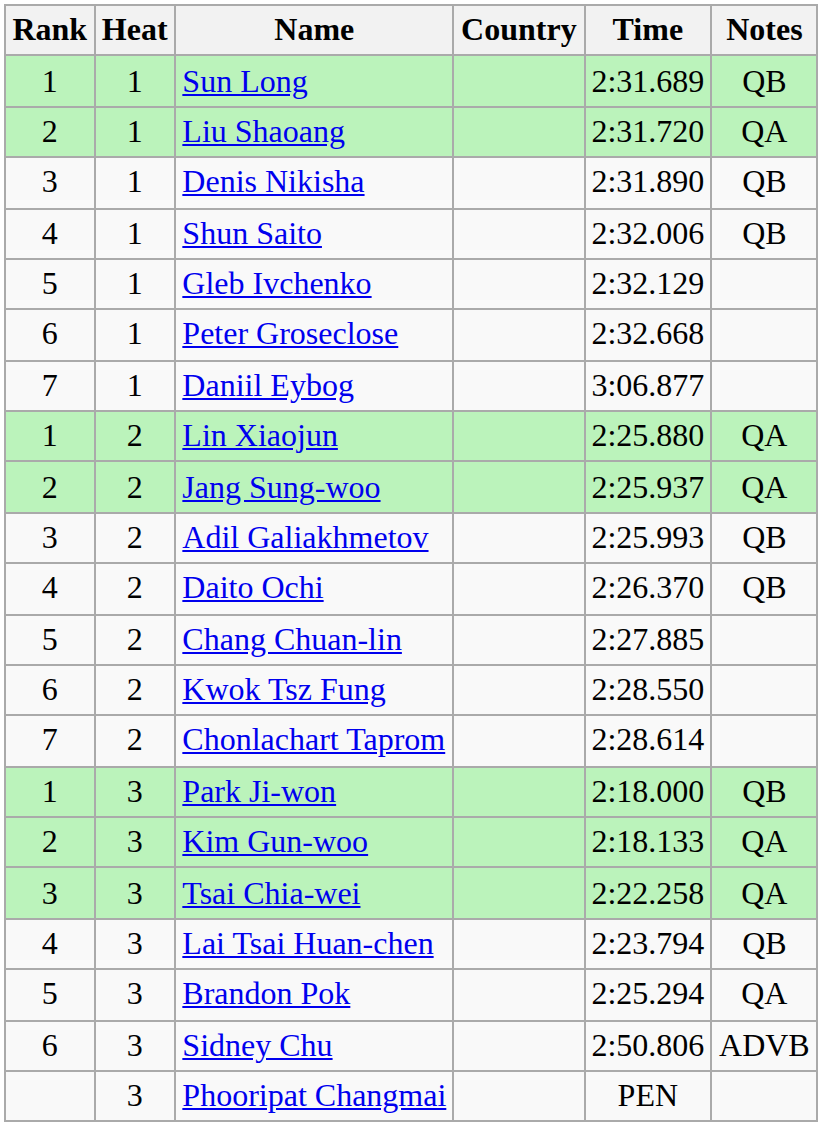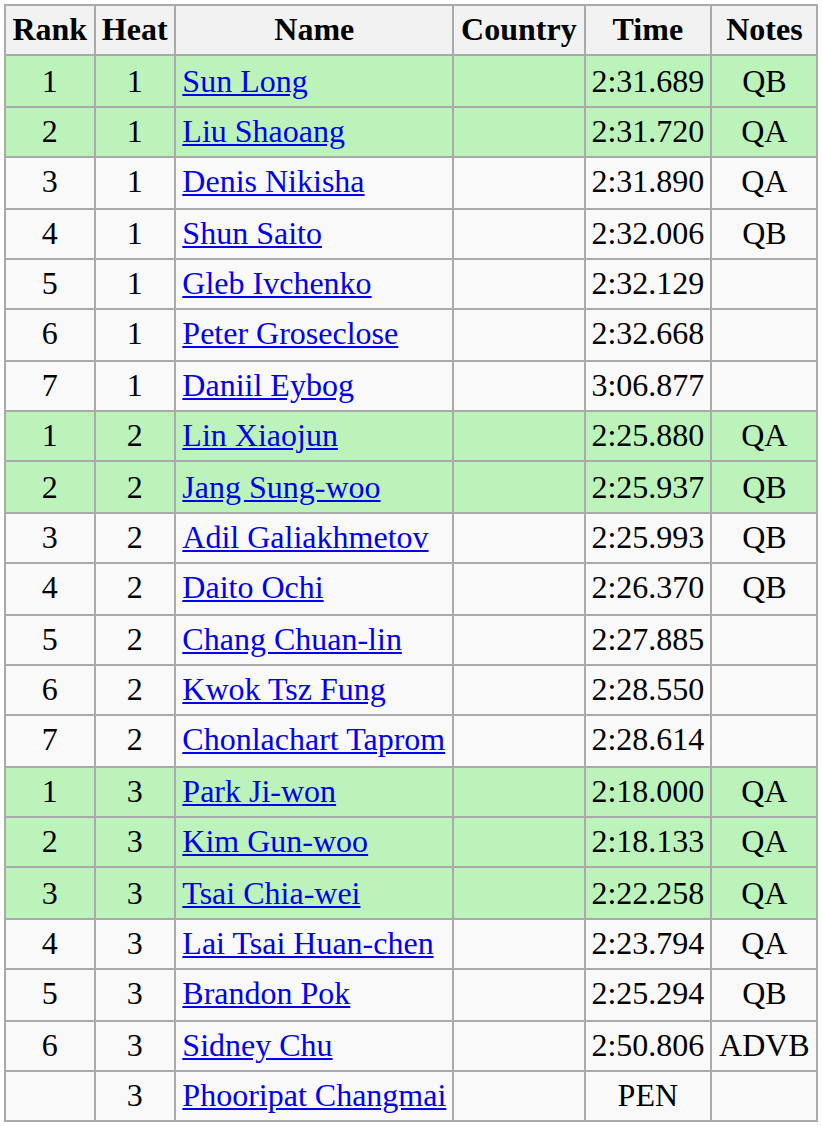(764, 182) QB -> (764, 182) QA
(764, 486) QA -> (764, 486) QB
(764, 791) QB -> (764, 791) QA
(764, 943) QB -> (764, 943) QA
(764, 994) QA -> (764, 994) QB
